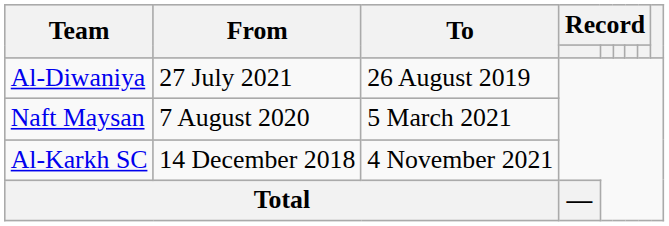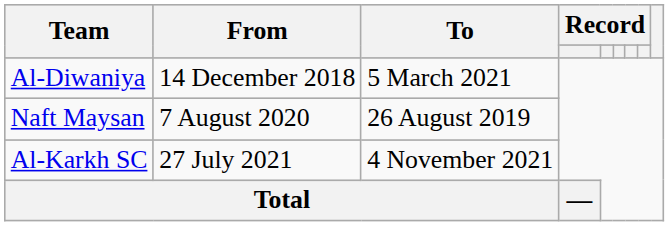(226, 77) 27 July 2021 -> (257, 77) 14 December 2018
(449, 77) 26 August 2019 -> (439, 77) 5 March 2021
(439, 118) 5 March 2021 -> (449, 118) 26 August 2019
(257, 159) 14 December 2018 -> (226, 159) 27 July 2021
